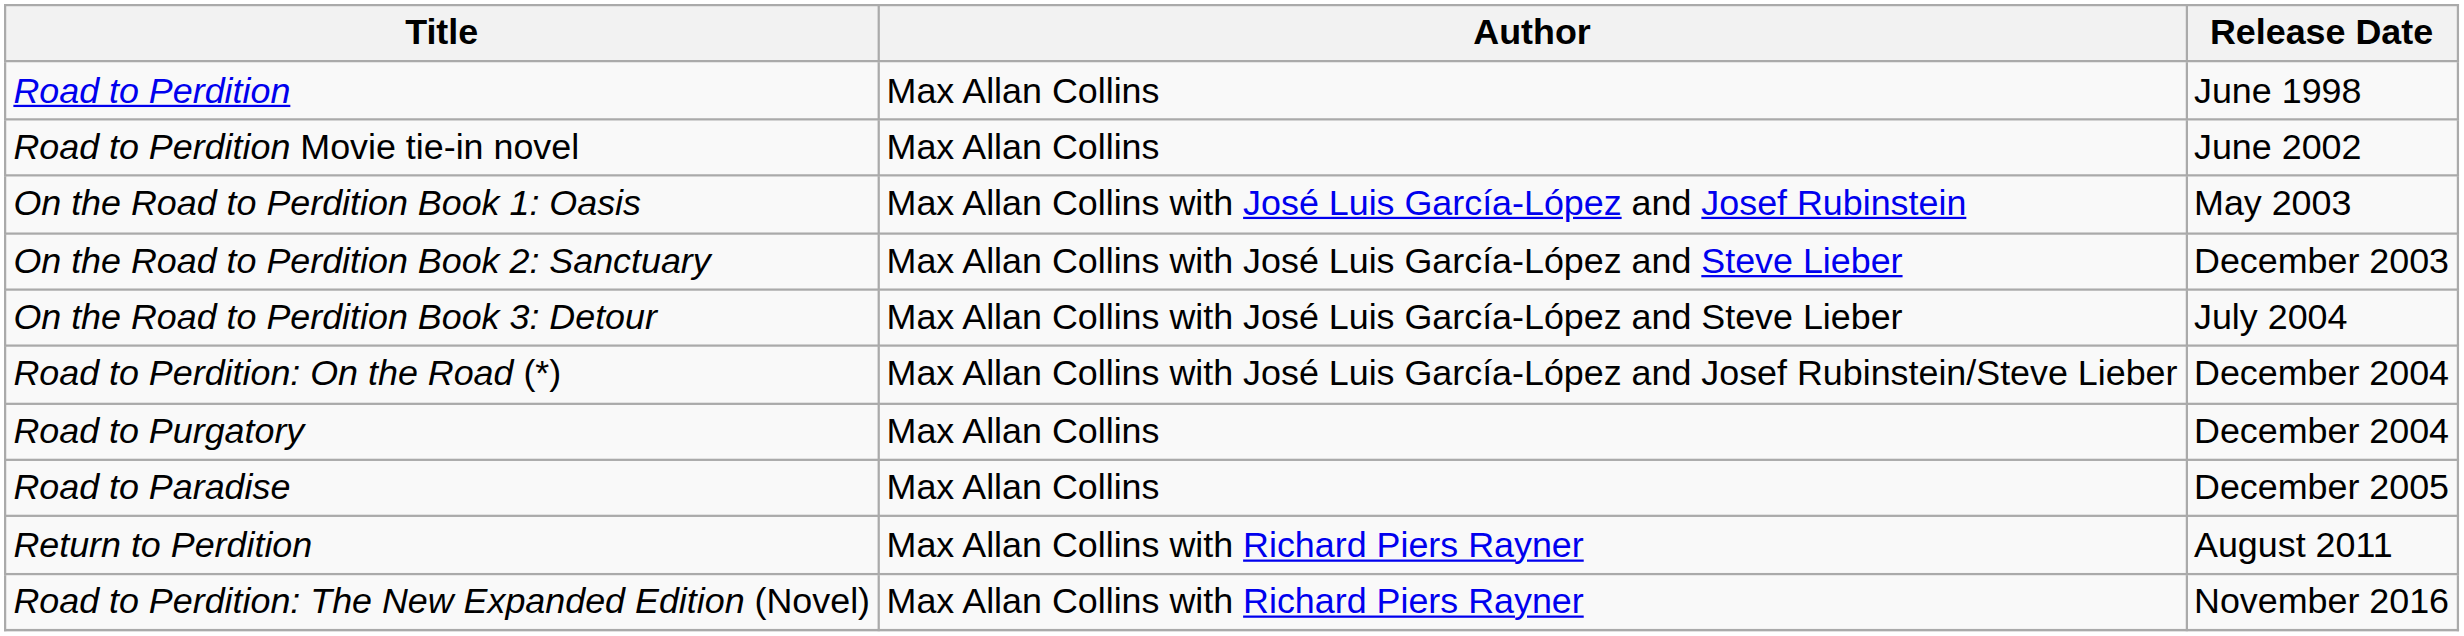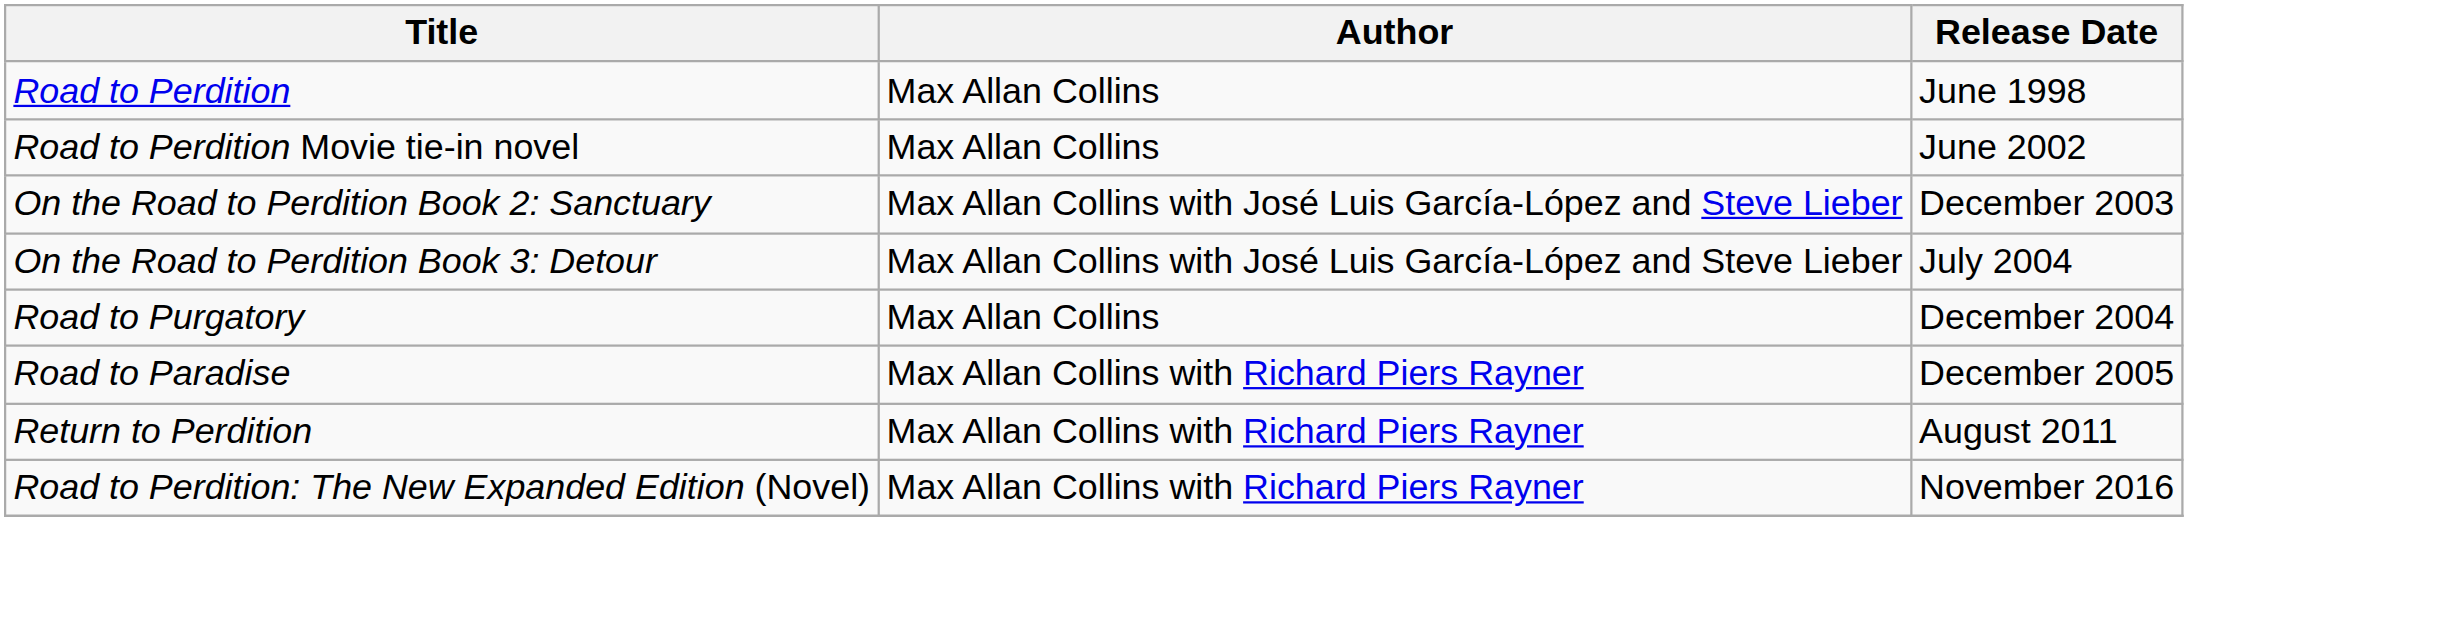- row: (327, 203)
- row: (287, 373)
(1023, 487) Max Allan Collins -> (1235, 373) Max Allan Collins with Richard Piers Rayner
